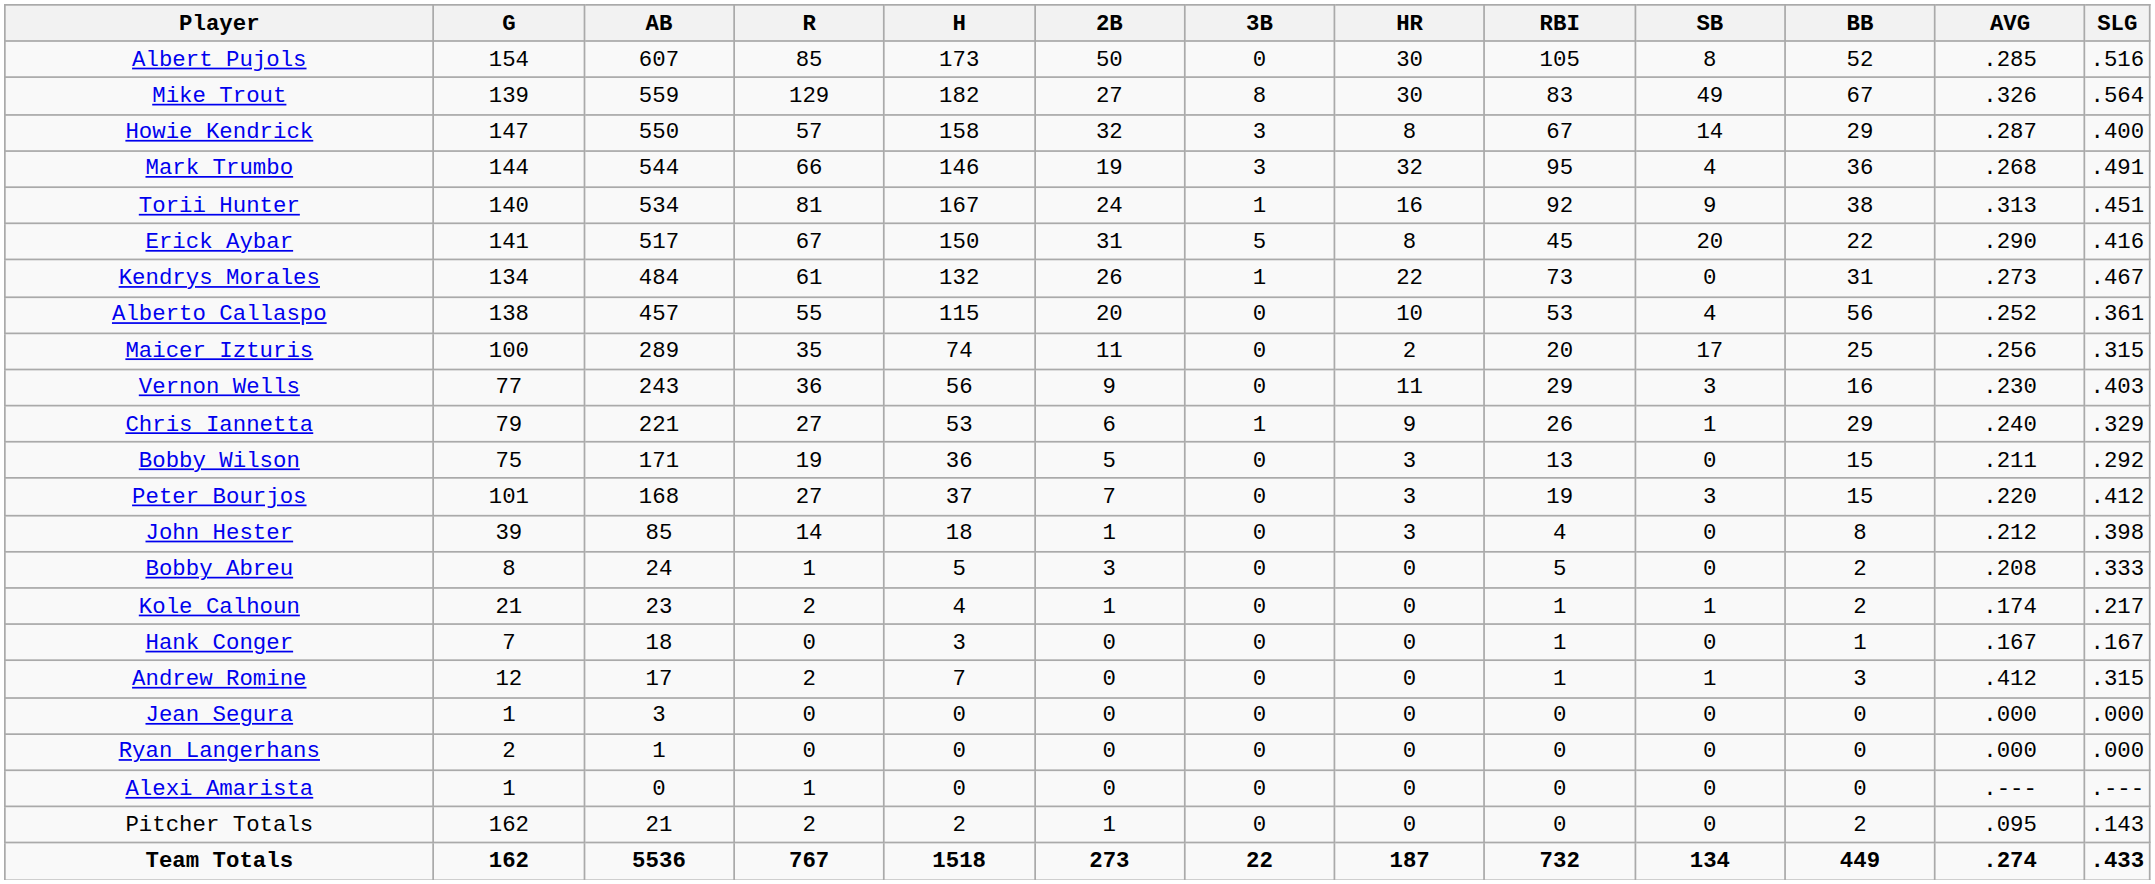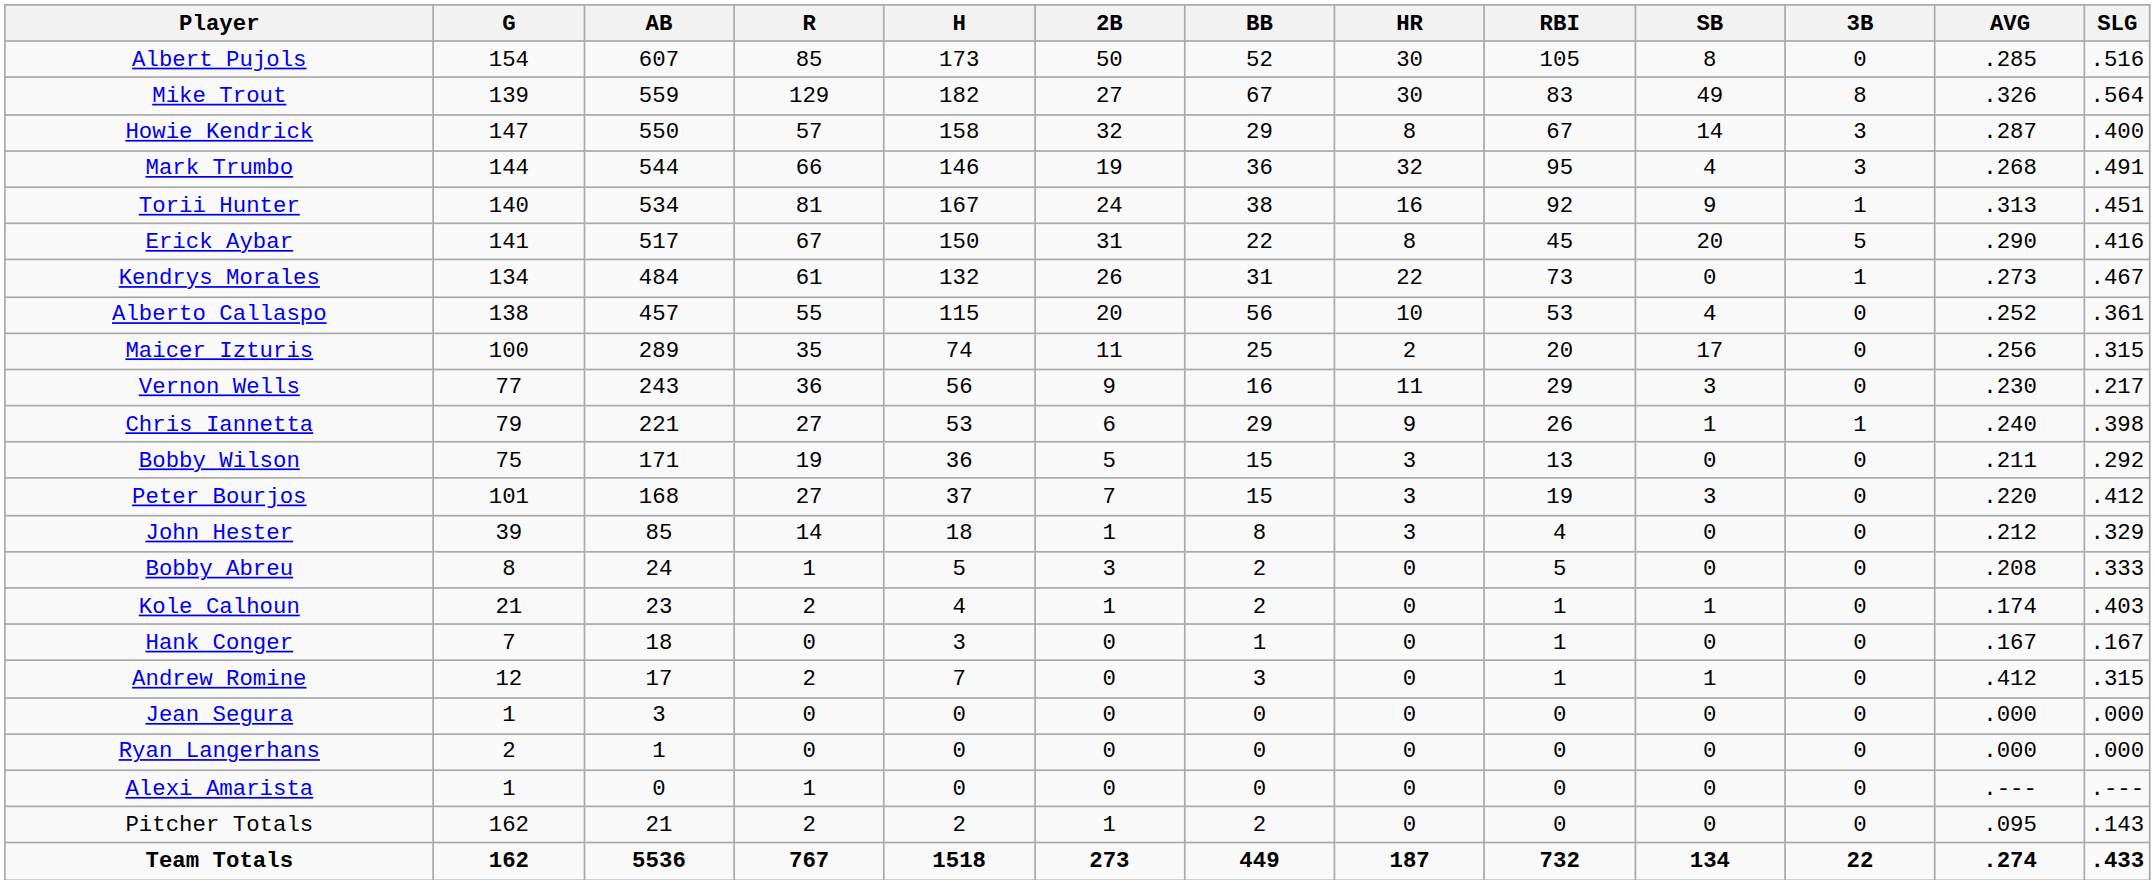columns swapped: (1259, 23) <-> (1860, 23)
(2117, 388) .403 -> (2117, 388) .217
(2117, 424) .329 -> (2117, 424) .398
(2117, 533) .398 -> (2117, 533) .329
(2117, 606) .217 -> (2117, 606) .403
